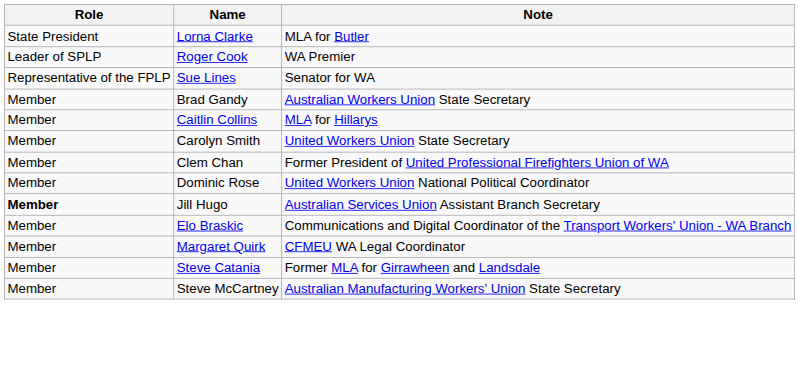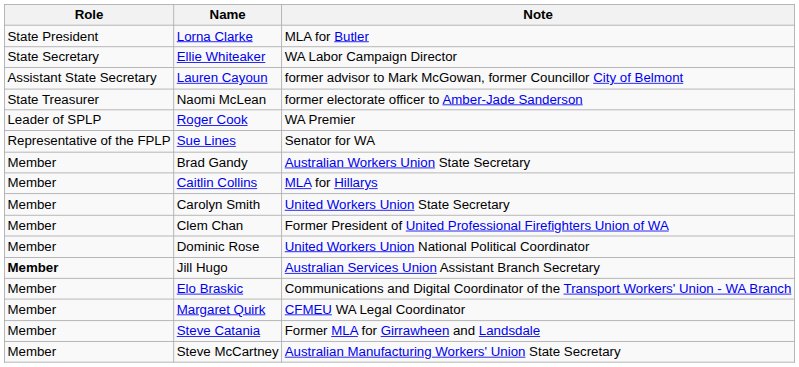+ row: (221, 57)
+ row: (222, 78)
+ row: (221, 99)
